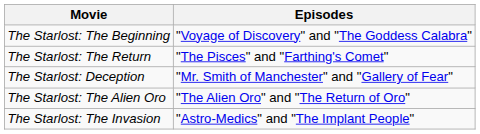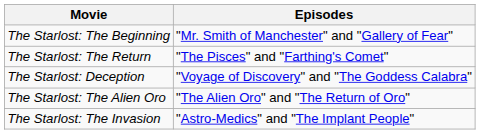(324, 35) "Voyage of Discovery" and "The Goddess Calabra" -> (315, 35) "Mr. Smith of Manchester" and "Gallery of Fear"
(315, 77) "Mr. Smith of Manchester" and "Gallery of Fear" -> (324, 77) "Voyage of Discovery" and "The Goddess Calabra"
